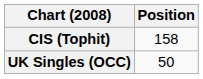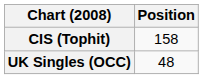(166, 62) 50 -> (166, 62) 48
